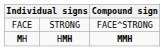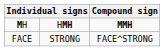rows swapped: (22, 25) <-> (22, 39)
